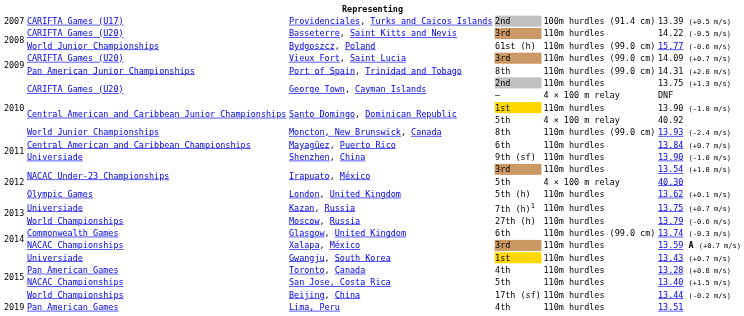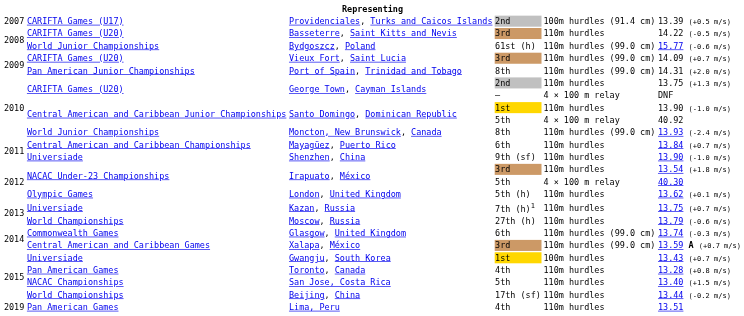(75, 246) NACAC Championships -> (118, 246) Central American and Caribbean Games
(574, 246) 110m hurdles -> (599, 246) 110m hurdles (99.0 cm)
(574, 258) 110m hurdles -> (574, 258) 100m hurdles
